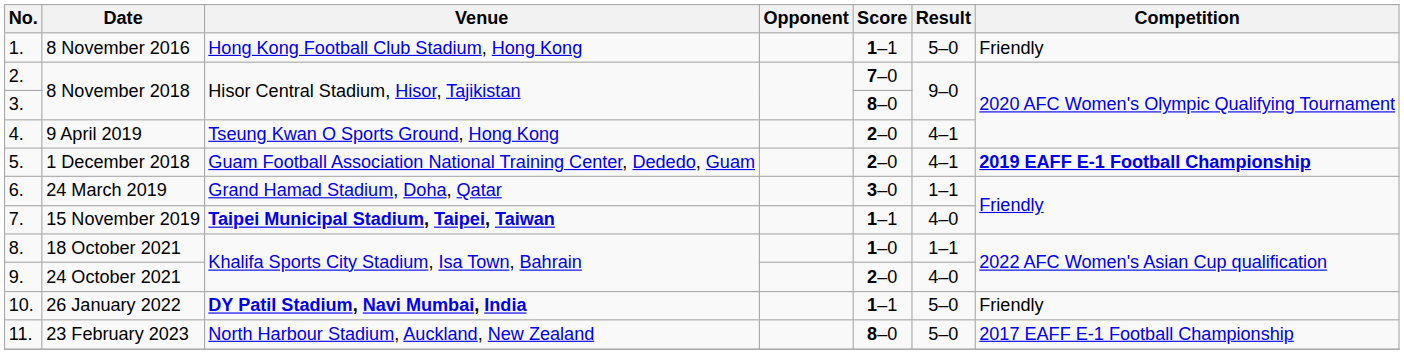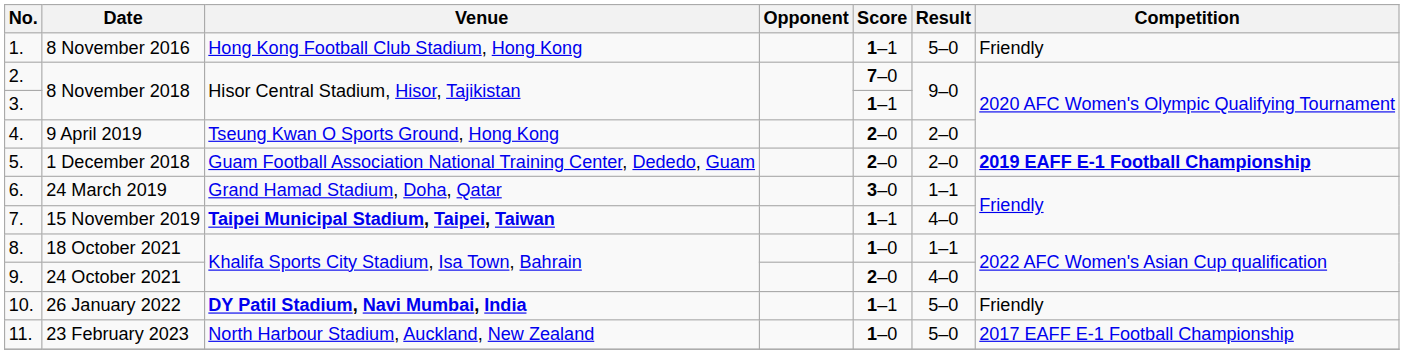(882, 104) 8–0 -> (882, 104) 1–1
(943, 133) 4–1 -> (943, 133) 2–0
(943, 162) 4–1 -> (943, 162) 2–0
(882, 334) 8–0 -> (882, 334) 1–0
